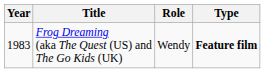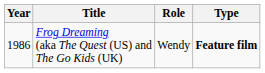(19, 45) 1983 -> (19, 45) 1986
